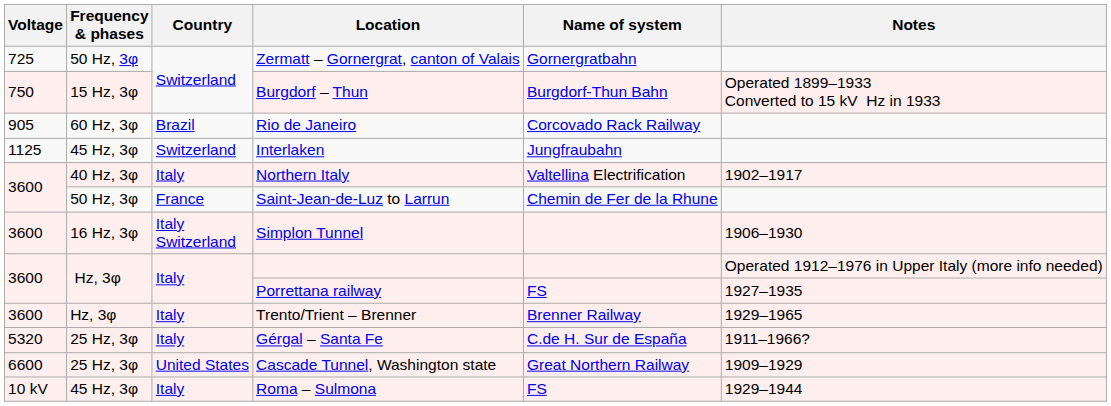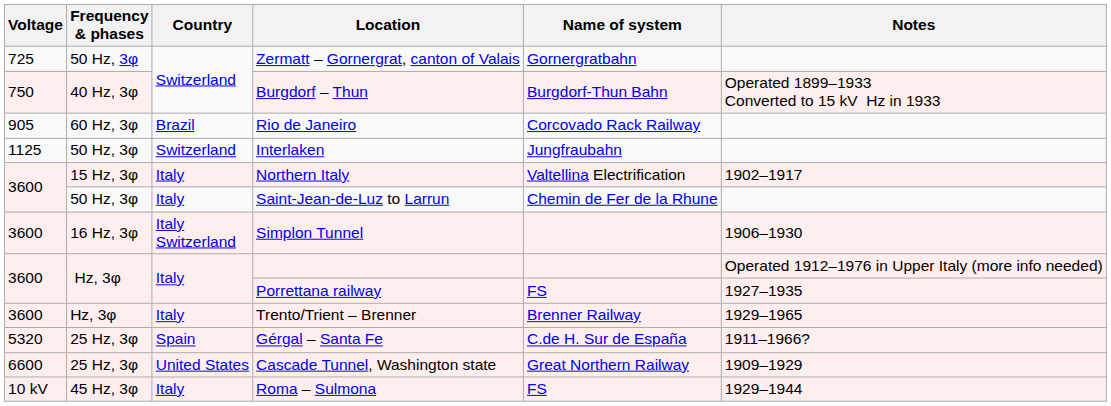(104, 92) 15 Hz, 3φ -> (104, 92) 40 Hz, 3φ
(104, 150) 45 Hz, 3φ -> (104, 150) 50 Hz, 3φ
(104, 174) 40 Hz, 3φ -> (104, 174) 15 Hz, 3φ
(180, 199) France -> (170, 199) Italy
(170, 339) Italy -> (176, 339) Spain
